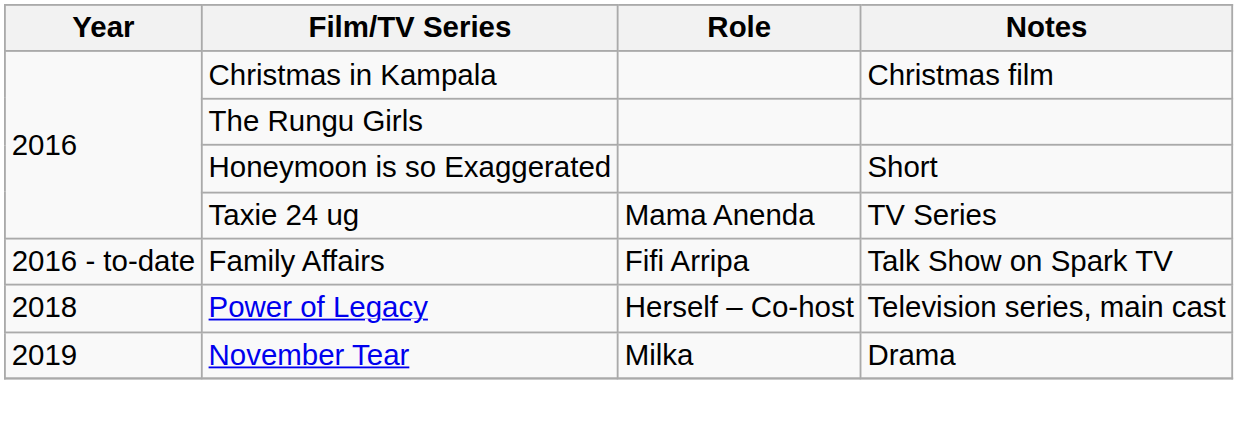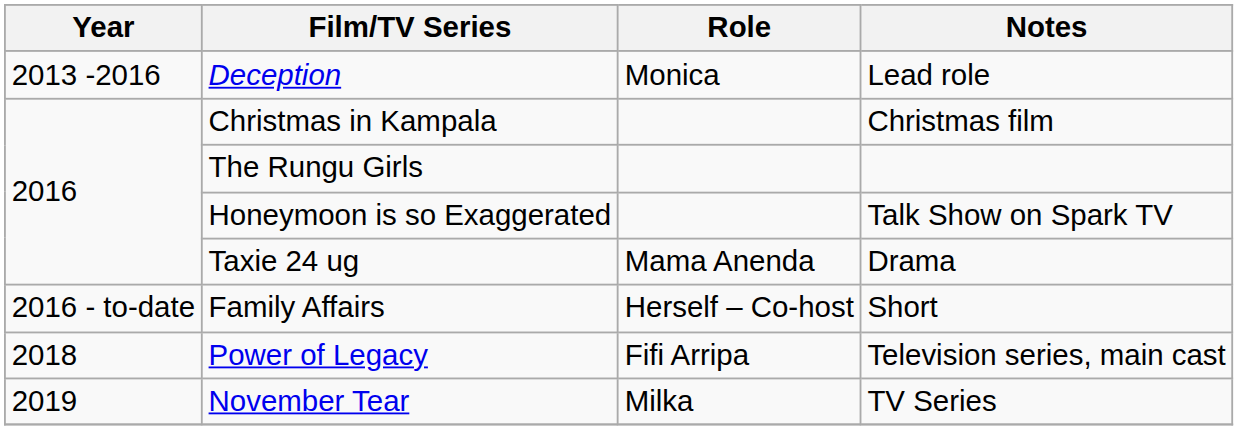+ row: (275, 74)
(903, 167) Short -> (1020, 214) Talk Show on Spark TV
(932, 214) TV Series -> (912, 261) Drama
(687, 261) Fifi Arripa -> (739, 307) Herself – Co-host
(1020, 261) Talk Show on Spark TV -> (903, 307) Short
(739, 307) Herself – Co-host -> (687, 354) Fifi Arripa
(912, 354) Drama -> (932, 401) TV Series
